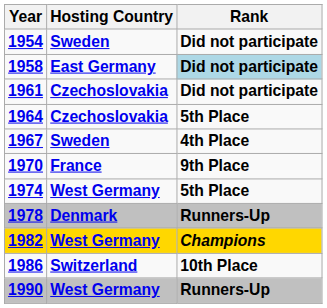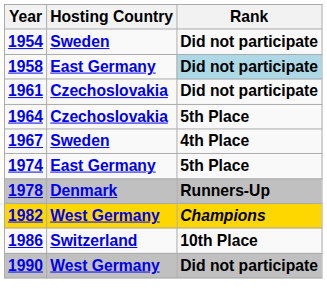- row: (26, 166)
(105, 191) West Germany -> (103, 166) East Germany
(225, 290) Runners-Up -> (249, 265) Did not participate
